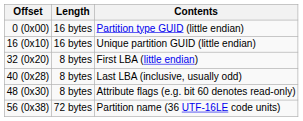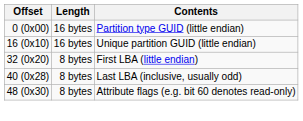- row: (189, 108)
